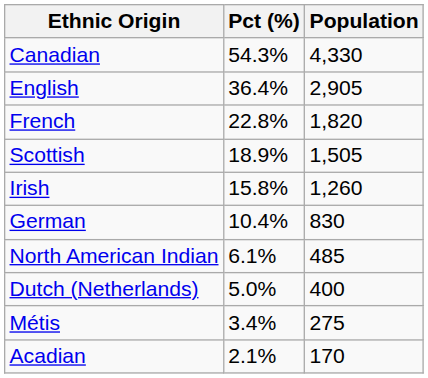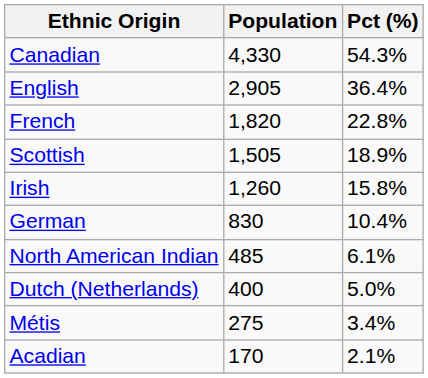columns swapped: (364, 21) <-> (264, 21)
